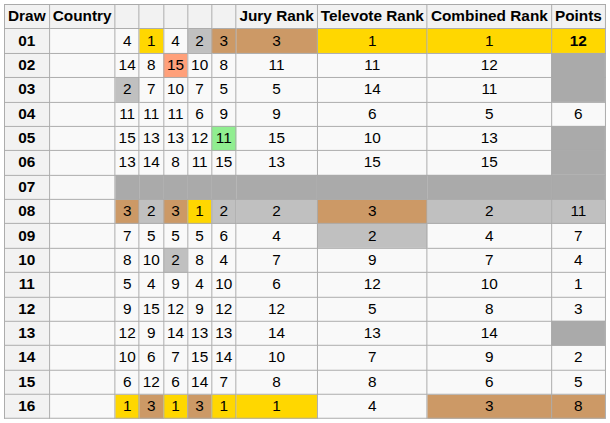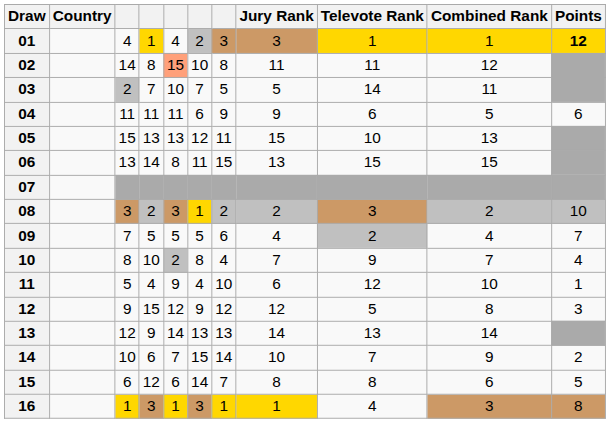(224, 138) lightgreen background -> (224, 138) no background
(578, 211) 11 -> (578, 211) 10
